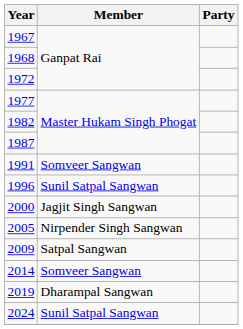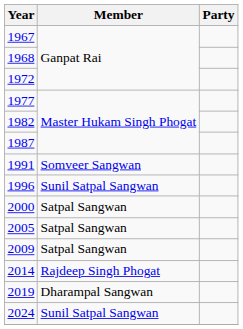(99, 206) Jagjit Singh Sangwan -> (84, 206) Satpal Sangwan
(112, 228) Nirpender Singh Sangwan -> (84, 228) Satpal Sangwan
(91, 270) Somveer Sangwan -> (100, 270) Rajdeep Singh Phogat
